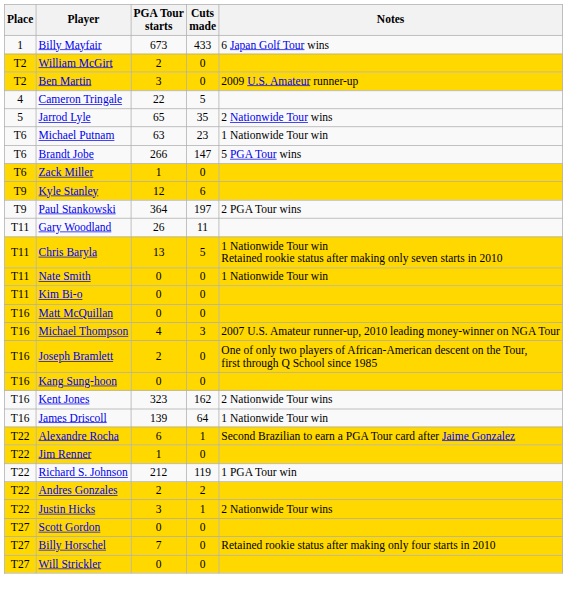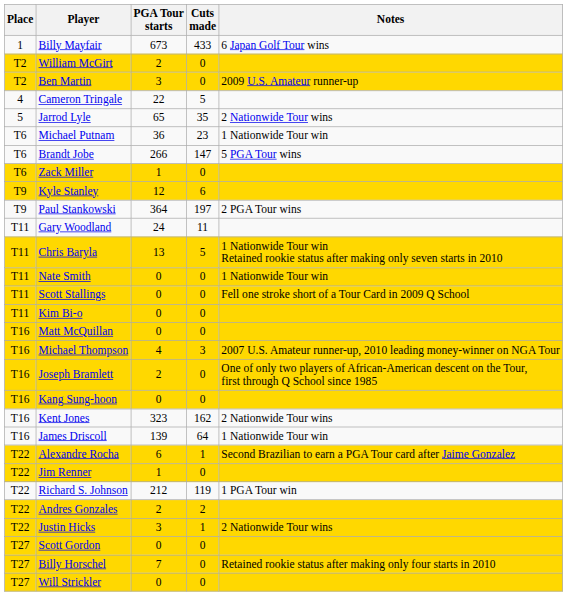(159, 136) 63 -> (159, 136) 36
(159, 227) 26 -> (159, 227) 24
+ row: (72, 295)
